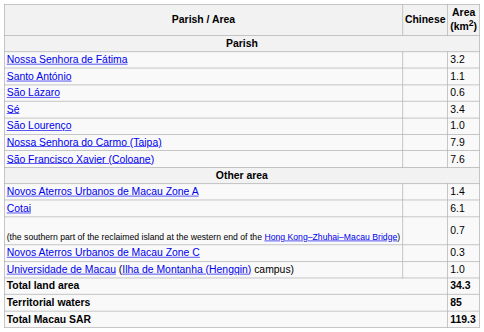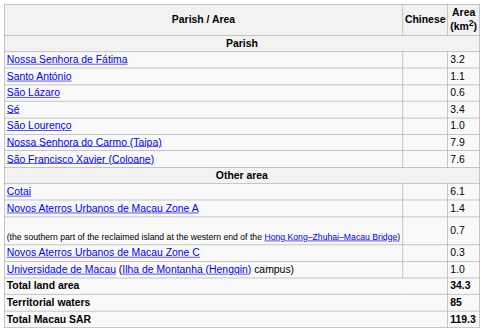rows swapped: (19, 208) <-> (103, 192)
